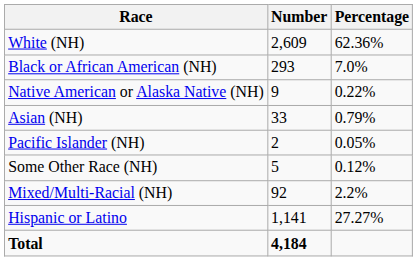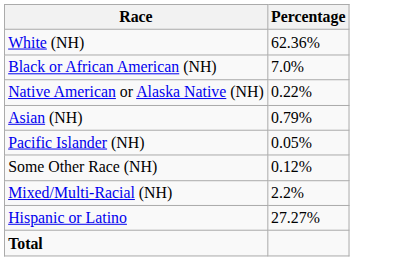- column: (299, 17)
